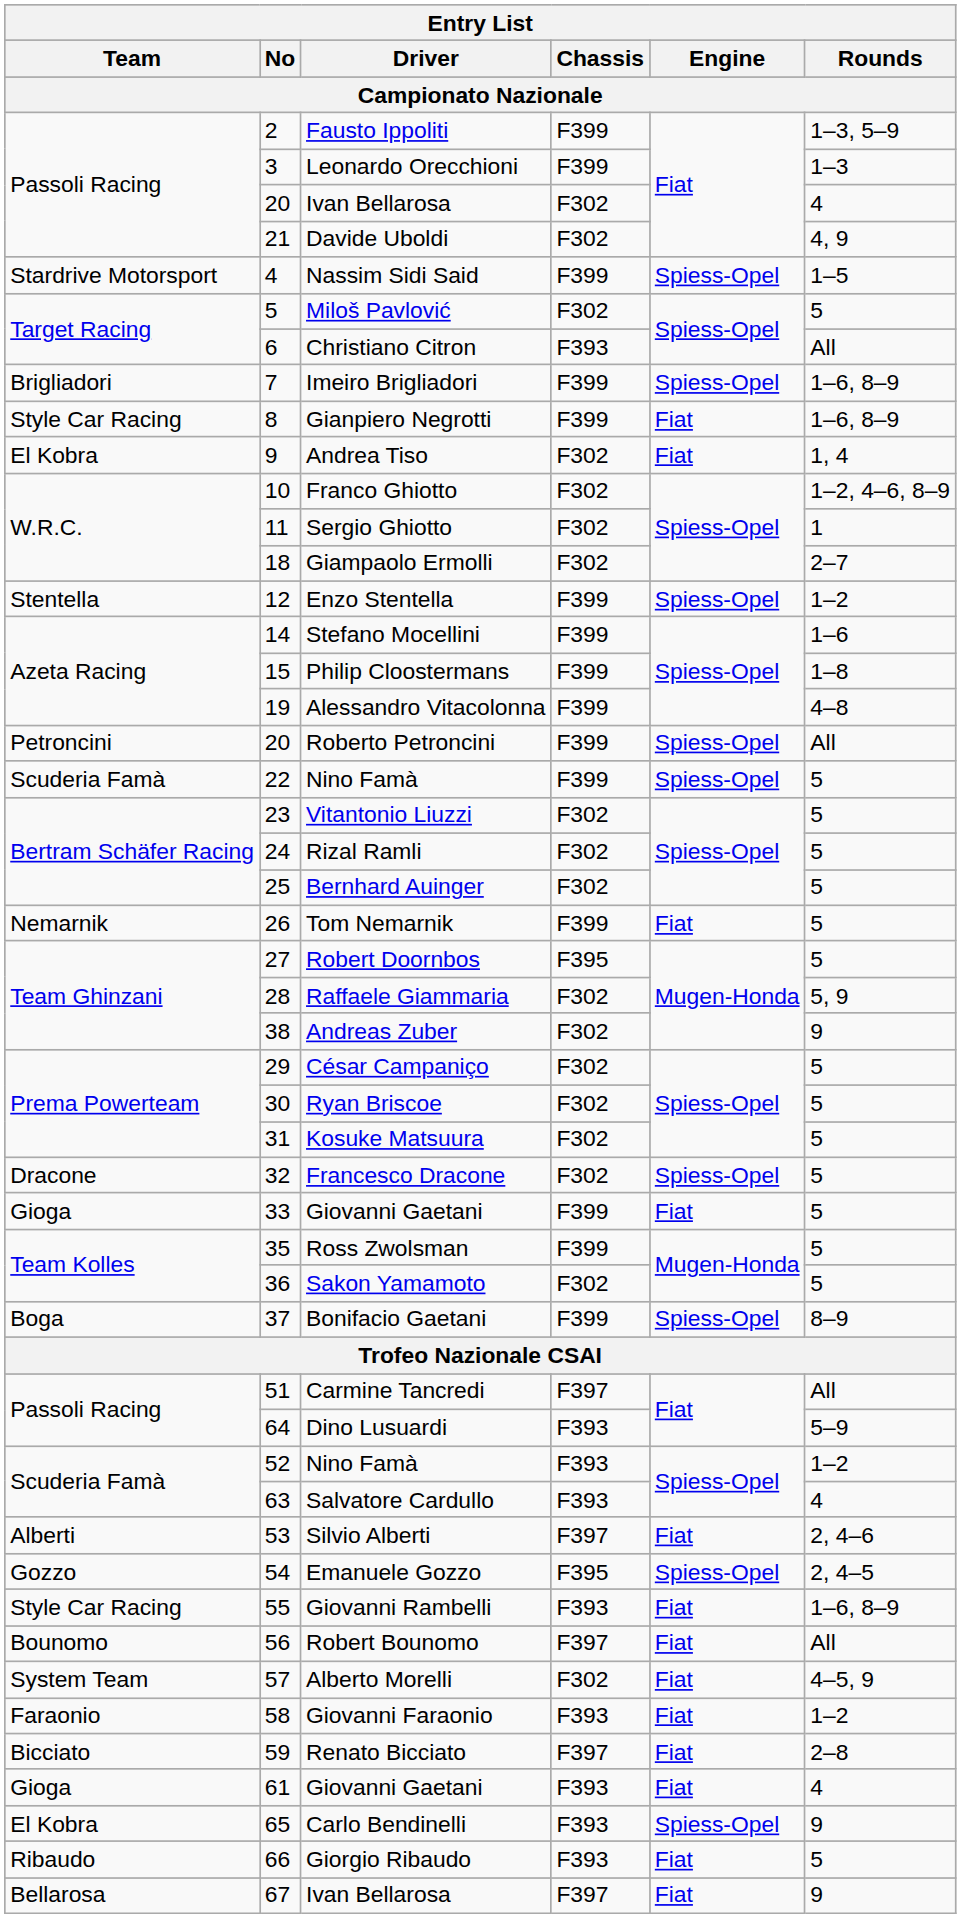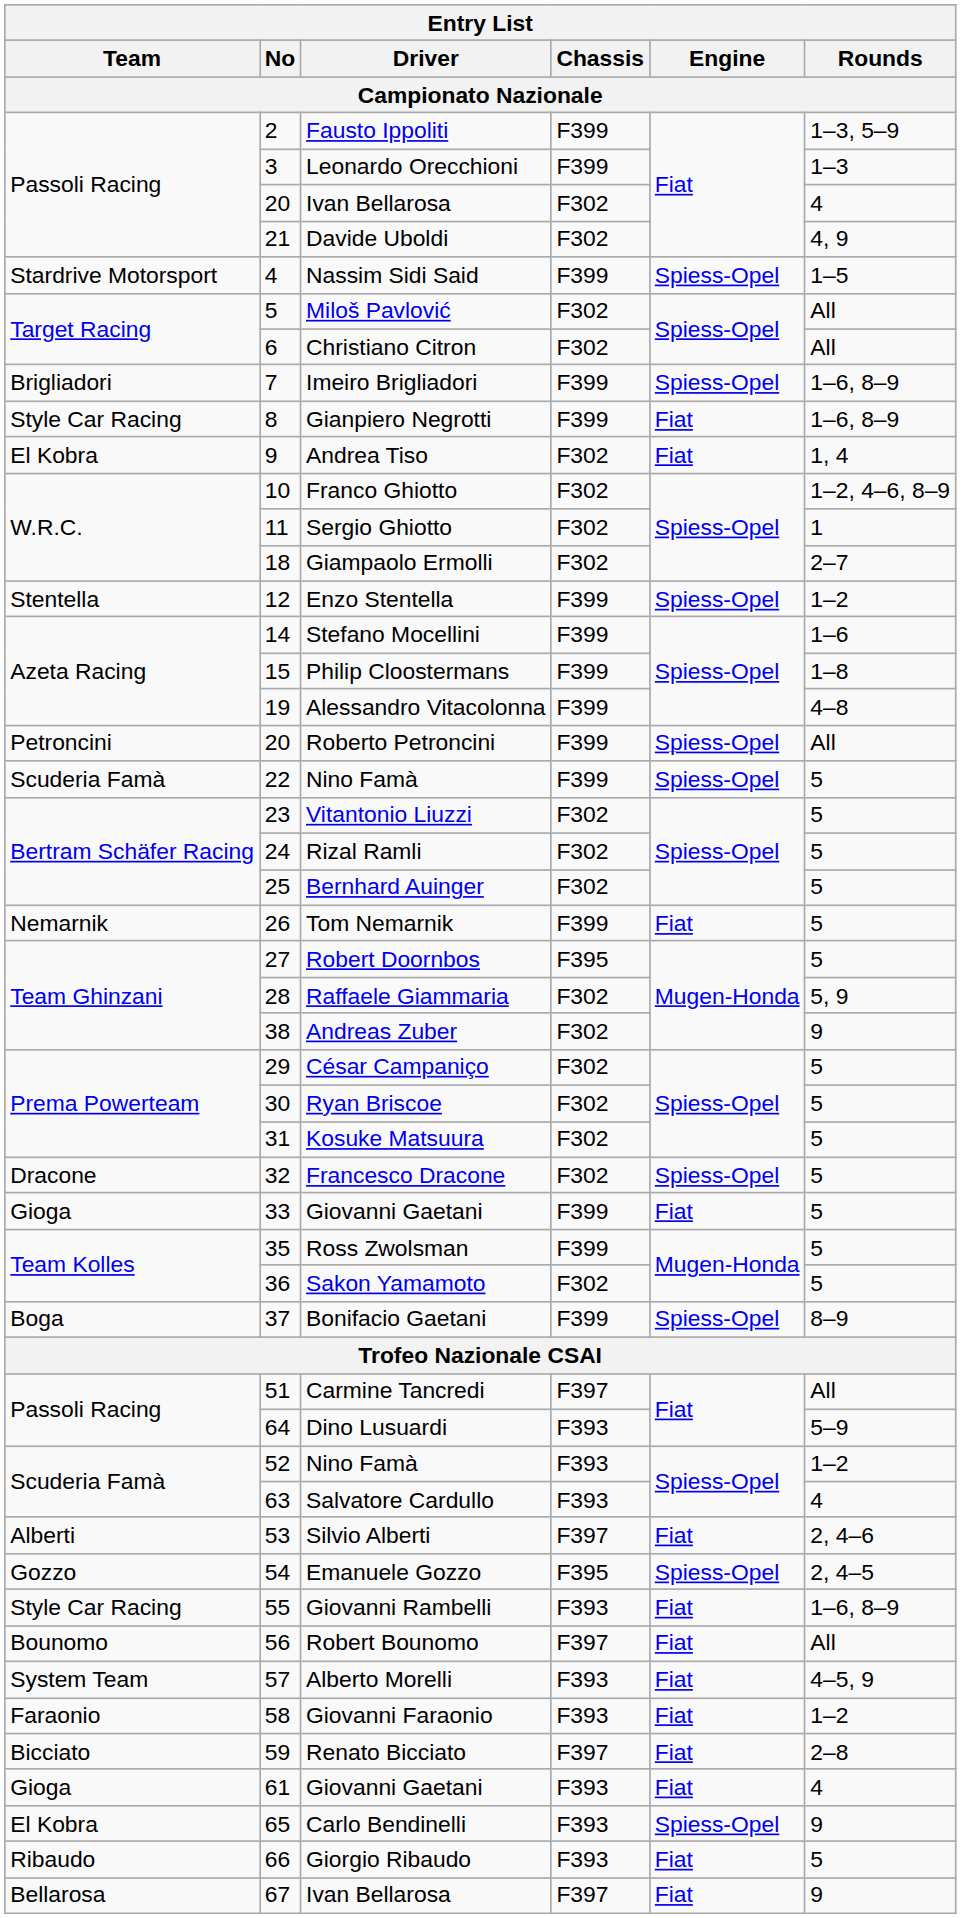(817, 311) 5 -> (823, 311) All
(582, 347) F393 -> (582, 347) F302
(582, 1679) F302 -> (582, 1679) F393
